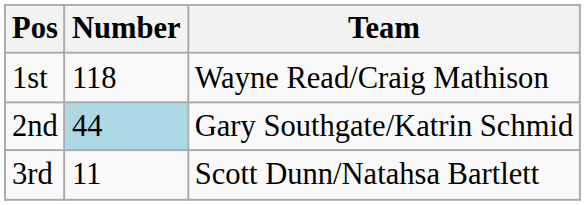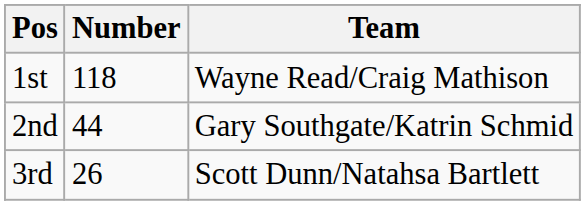(87, 125) lightblue background -> (87, 125) no background
(87, 174) 11 -> (87, 174) 26
